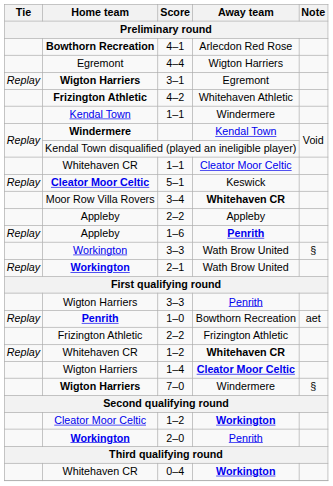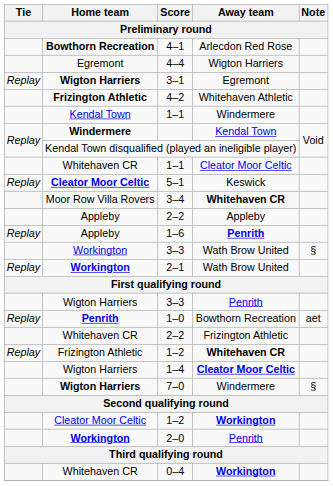(100, 336) Frizington Athletic -> (100, 336) Whitehaven CR
(100, 353) Whitehaven CR -> (100, 353) Frizington Athletic
